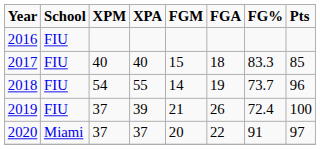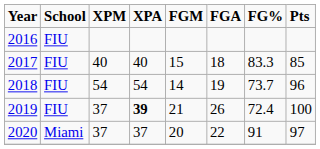(140, 86) 55 -> (140, 86) 54
(140, 109) normal -> (140, 109) bold
